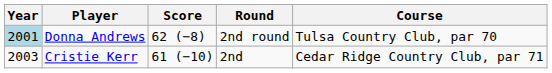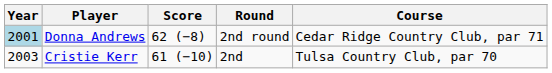(396, 36) Tulsa Country Club, par 70 -> (420, 36) Cedar Ridge Country Club, par 71
(420, 57) Cedar Ridge Country Club, par 71 -> (396, 57) Tulsa Country Club, par 70
